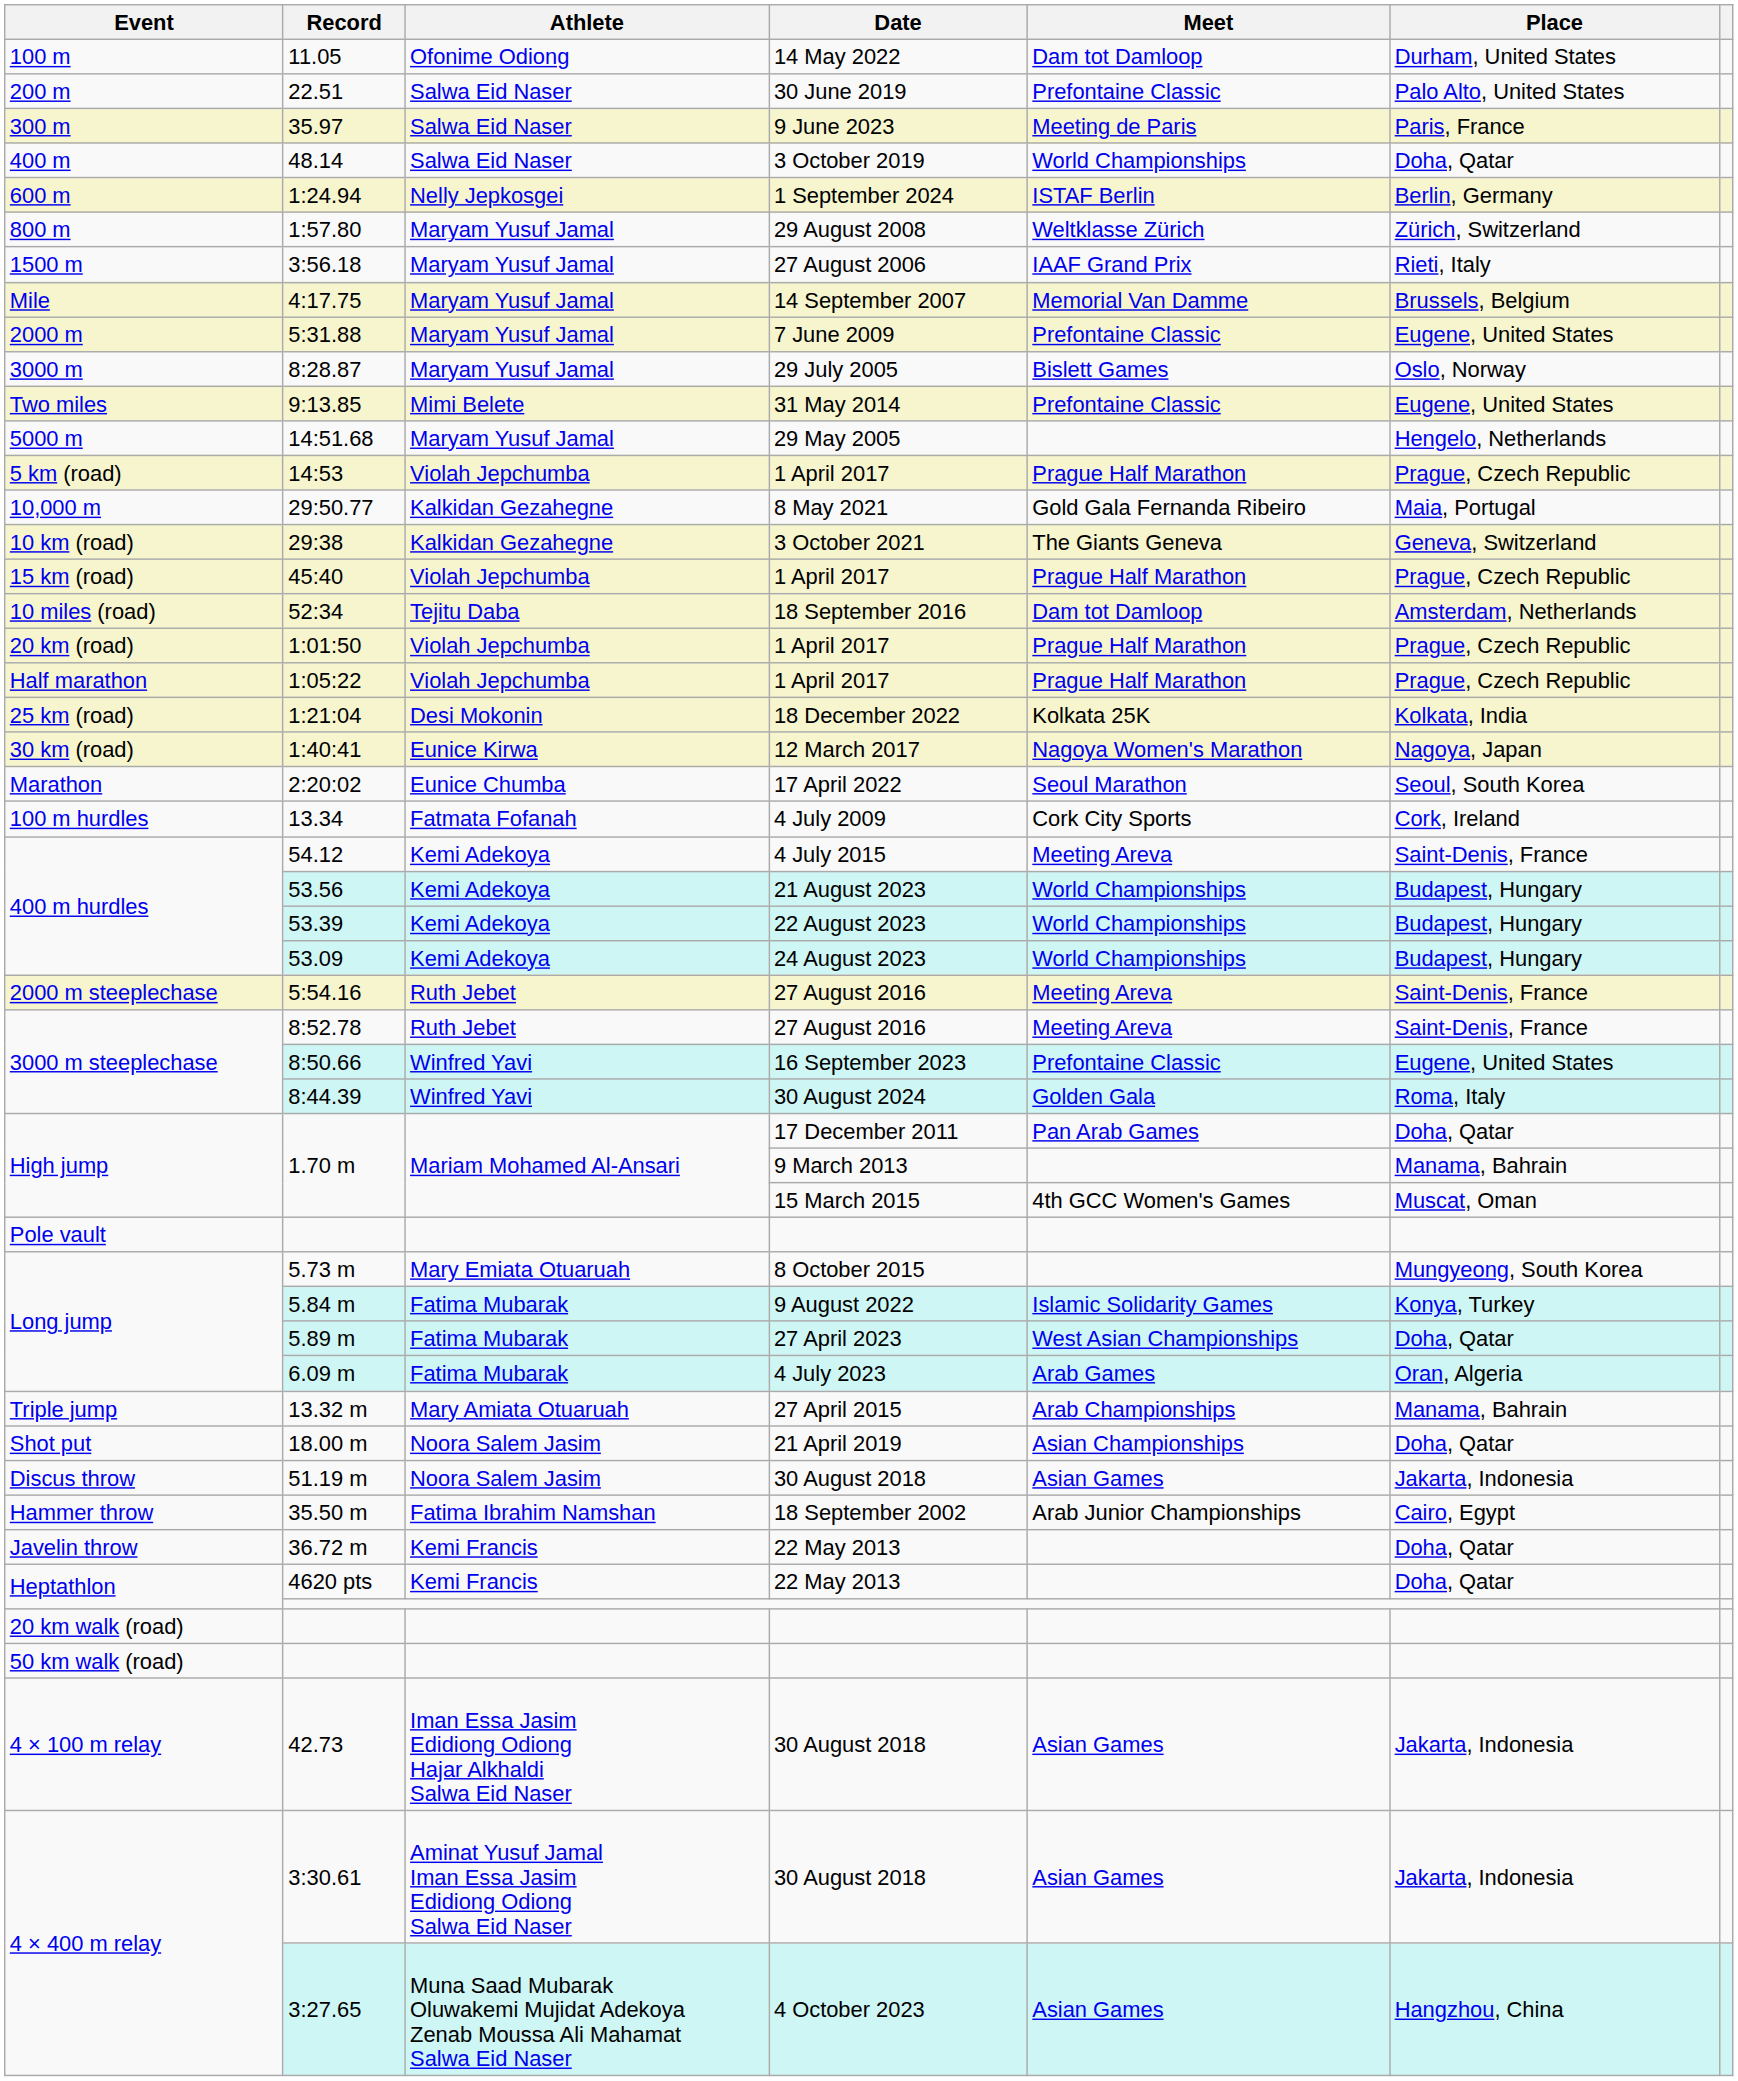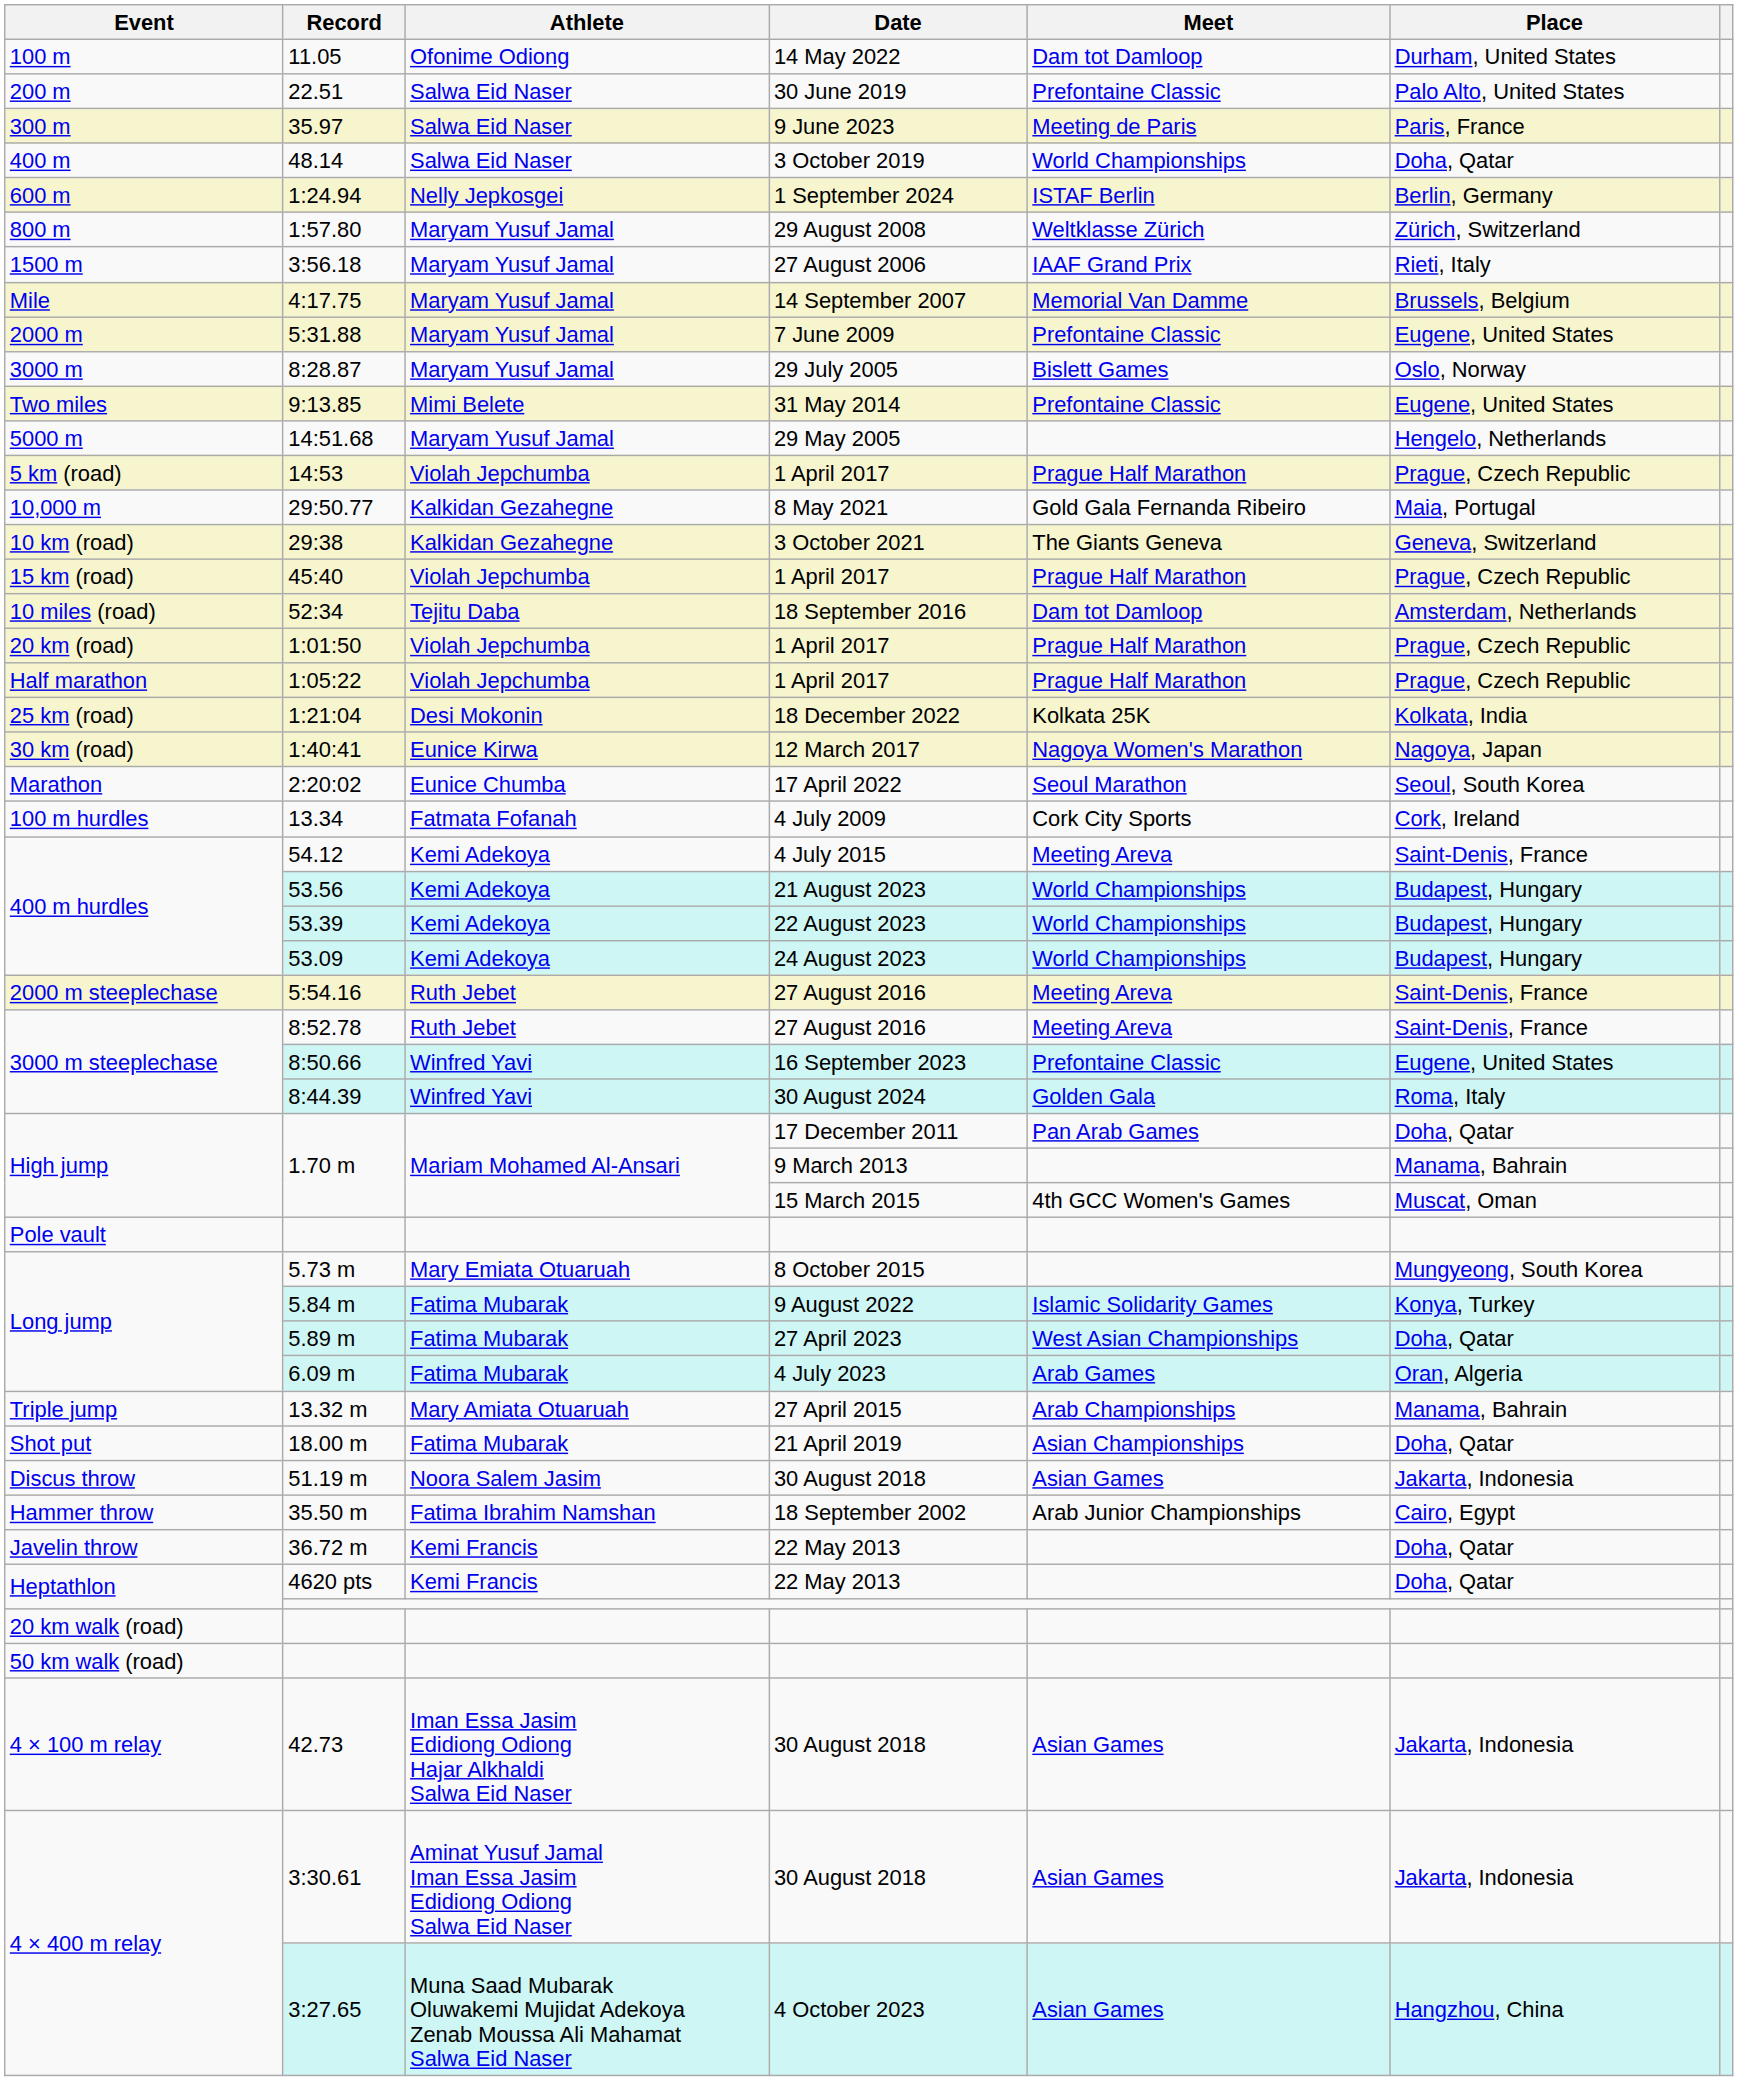(505, 1443) Noora Salem Jasim -> (489, 1443) Fatima Mubarak
